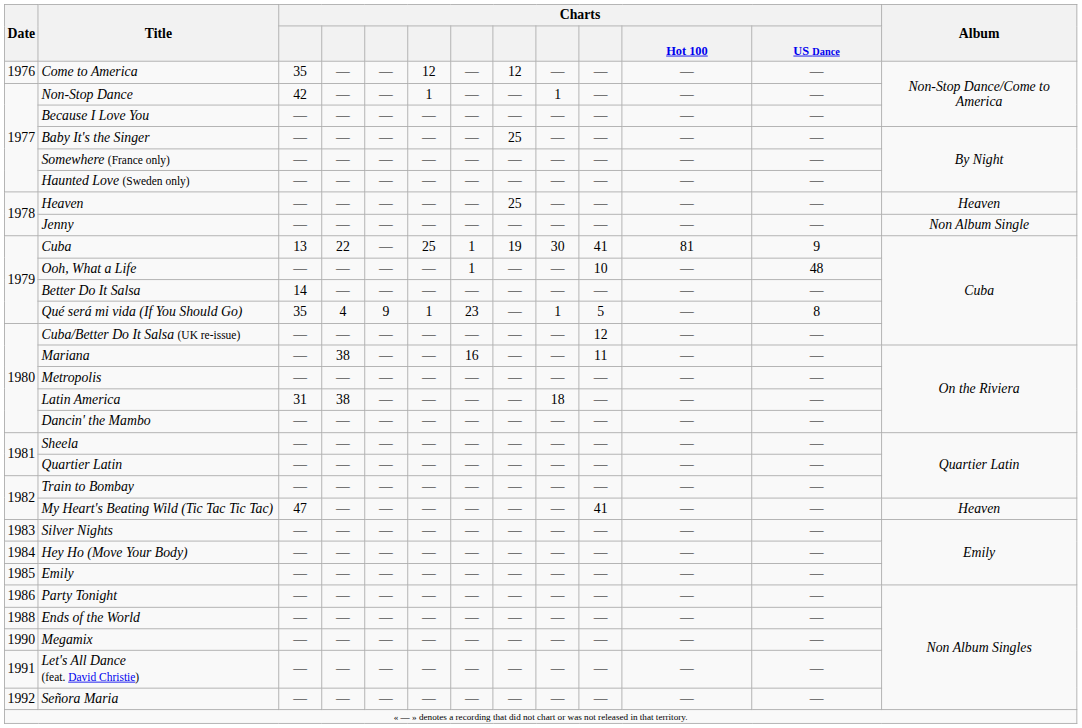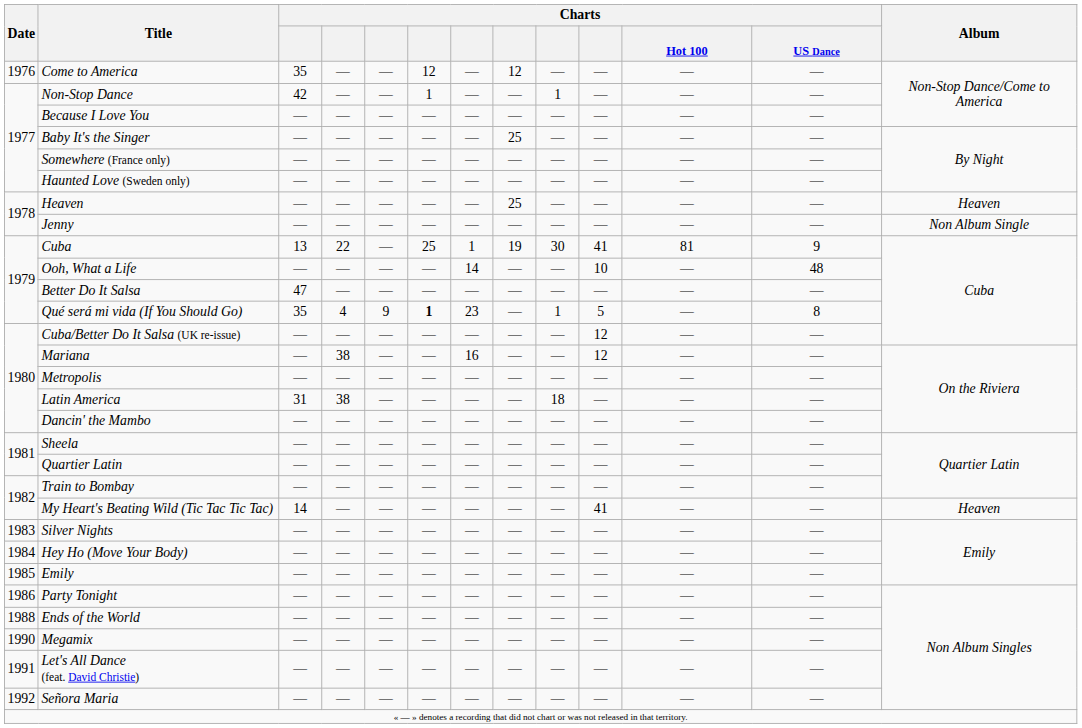(472, 268) 1 -> (472, 268) 14
(300, 290) 14 -> (300, 290) 47
(429, 312) normal -> (429, 312) bold
(601, 355) 11 -> (601, 355) 12
(300, 508) 47 -> (300, 508) 14
